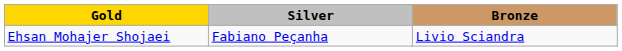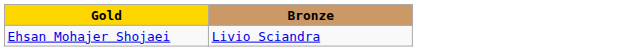- column: (311, 15)
